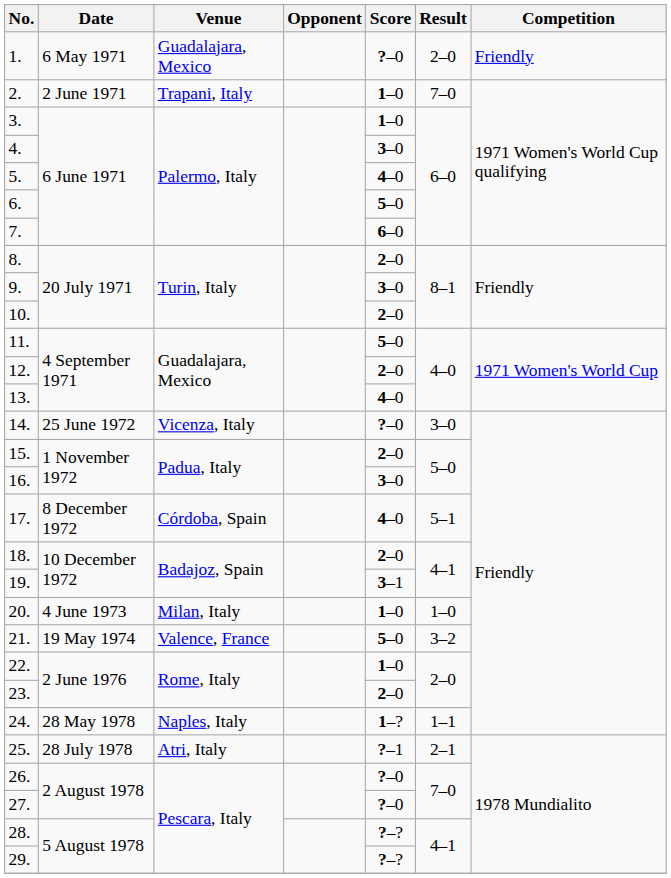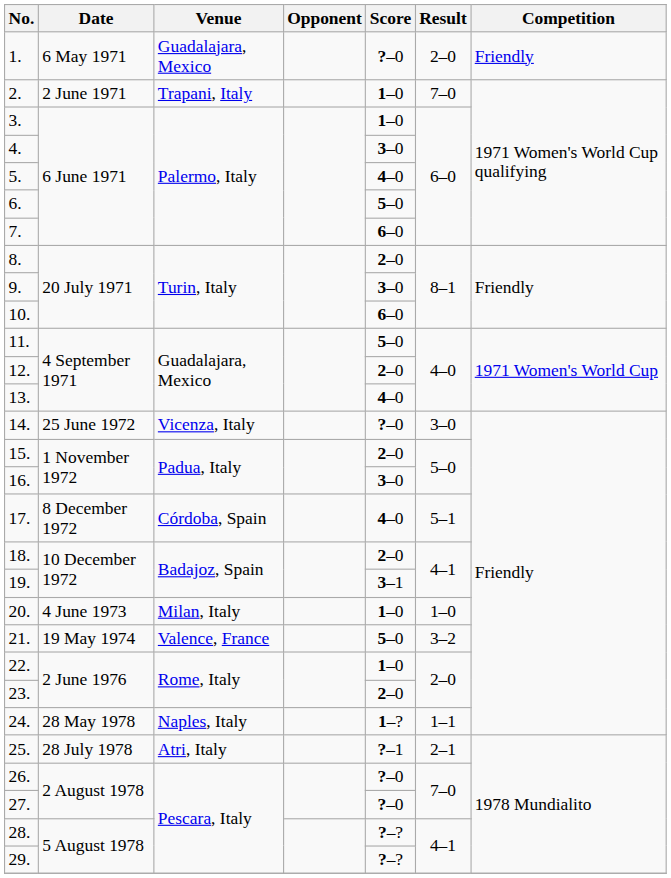(391, 314) 2–0 -> (391, 314) 6–0
